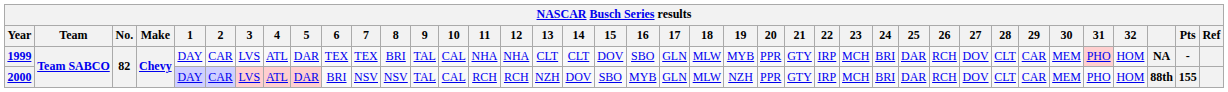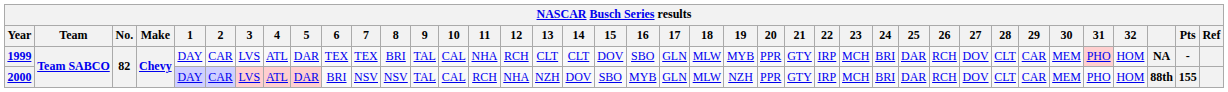(516, 56) NHA -> (516, 56) RCH
(516, 77) RCH -> (516, 77) NHA
